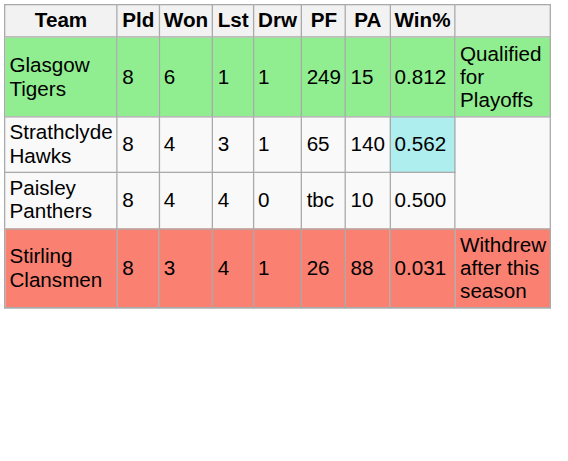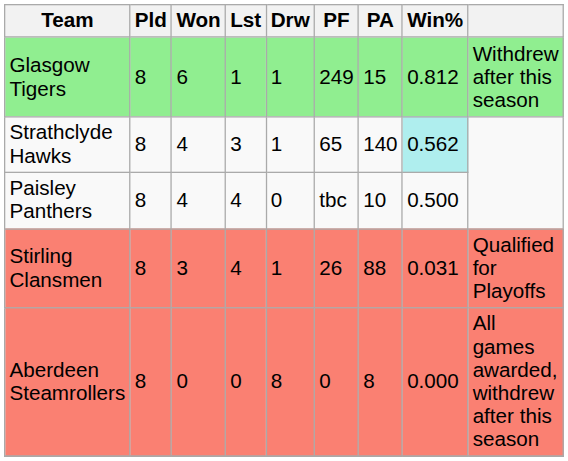(501, 76) Qualified for Playoffs -> (516, 76) Withdrew after this season
(503, 267) Withdrew after this season -> (513, 267) Qualified for Playoffs
+ row: (67, 381)
